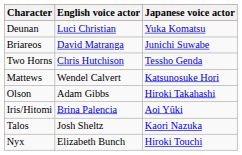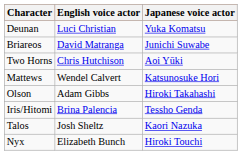(174, 61) Tessho Genda -> (164, 61) Aoi Yūki
(164, 110) Aoi Yūki -> (174, 110) Tessho Genda
